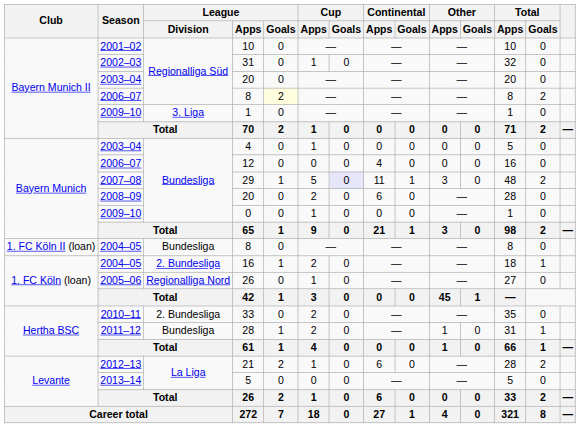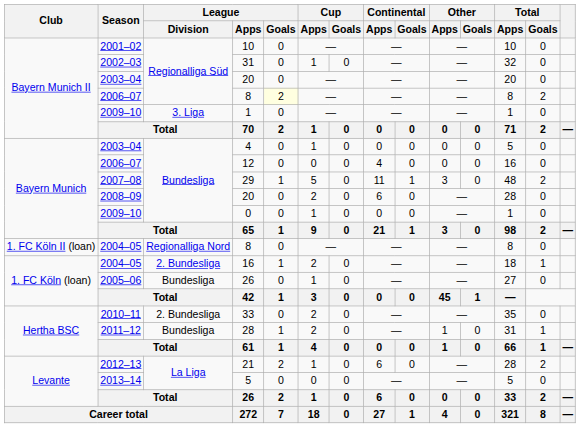(346, 180) lavender background -> (346, 180) no background
(188, 247) Bundesliga -> (188, 247) Regionalliga Nord
(188, 280) Regionalliga Nord -> (188, 280) Bundesliga
